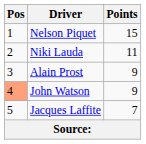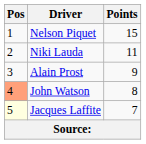(135, 91) 9 -> (135, 91) 8
(10, 110) no background -> (10, 110) lightyellow background
